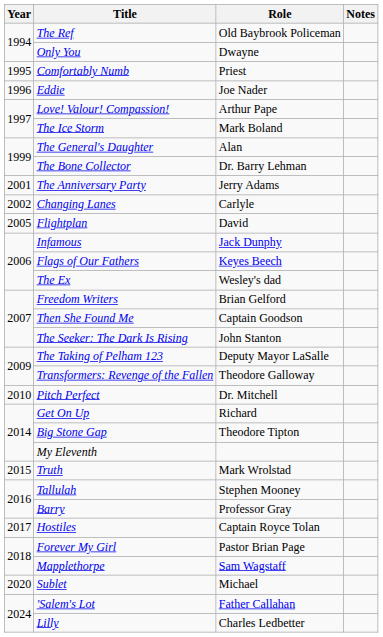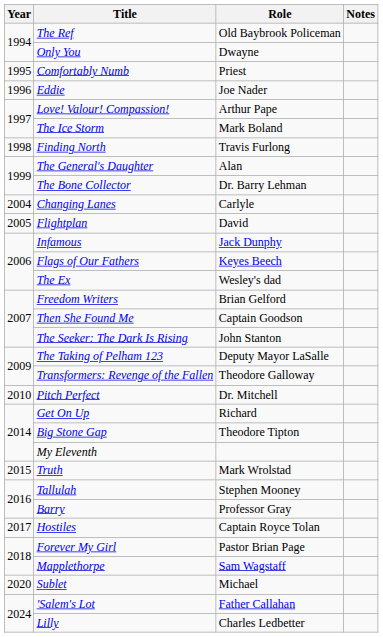+ row: (71, 147)
- row: (91, 185)
(19, 204) 2002 -> (19, 204) 2004
